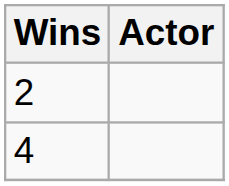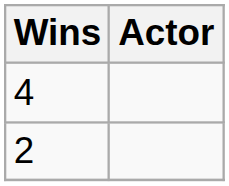rows swapped: (24, 150) <-> (24, 92)
